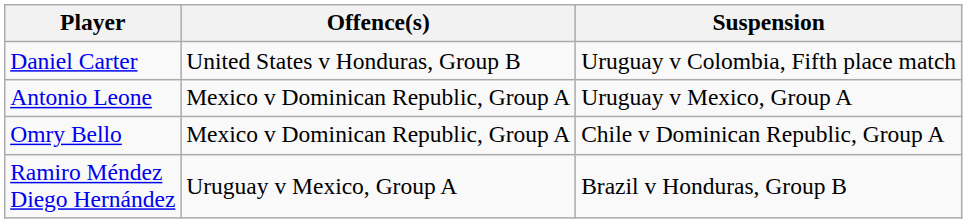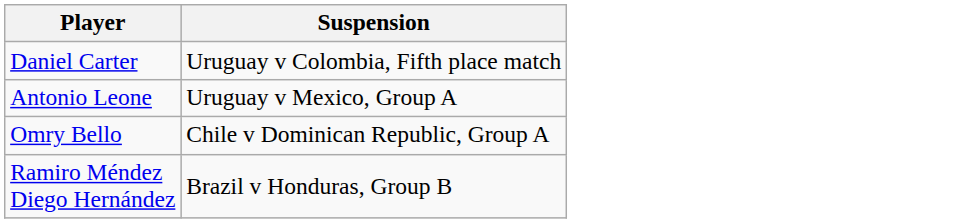- column: (378, 23)
